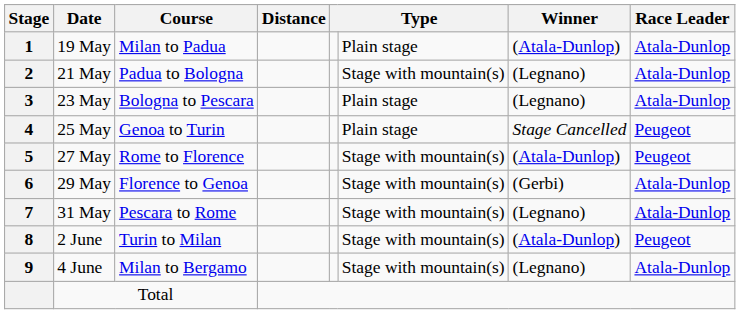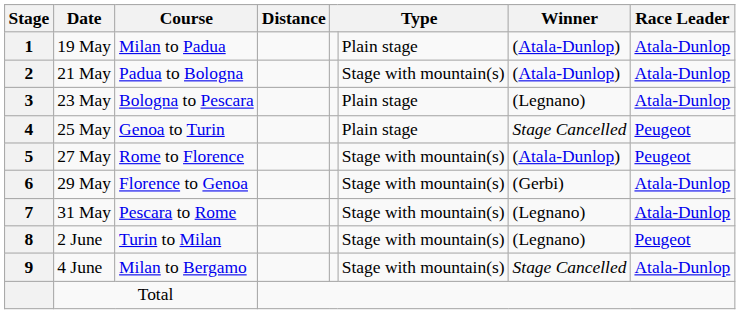(549, 73) (Legnano) -> (566, 73) (Atala-Dunlop)
(566, 239) (Atala-Dunlop) -> (549, 239) (Legnano)
(549, 267) (Legnano) -> (569, 267) Stage Cancelled
